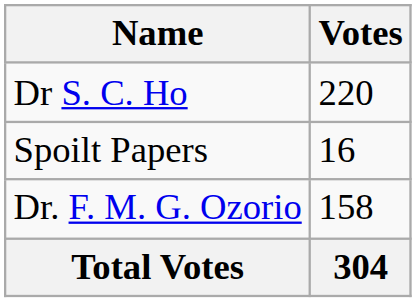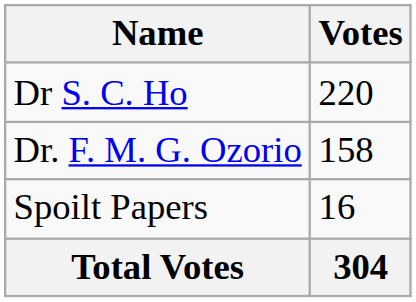rows swapped: (158, 207) <-> (111, 149)
